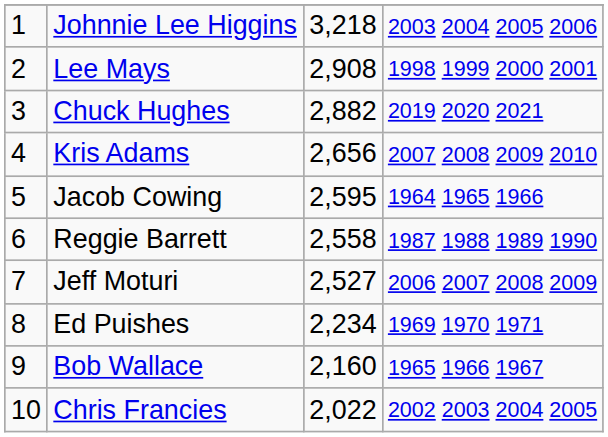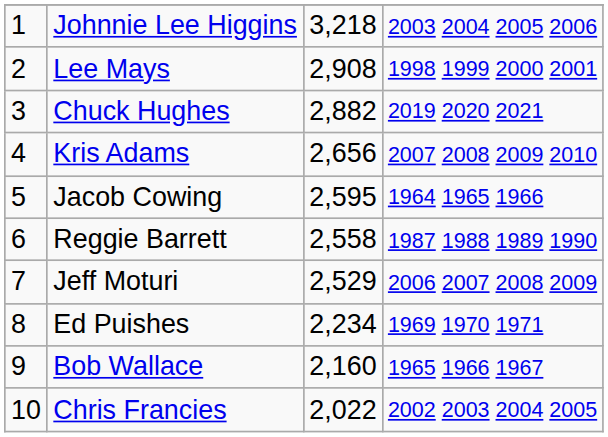(343, 281) 2,527 -> (343, 281) 2,529
